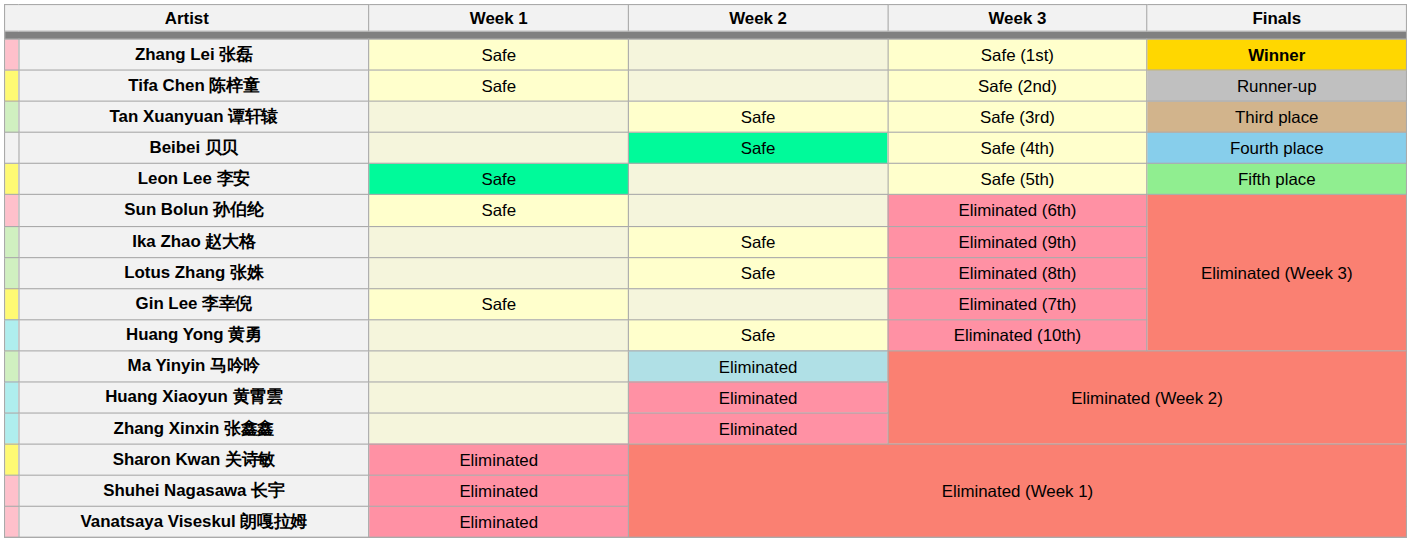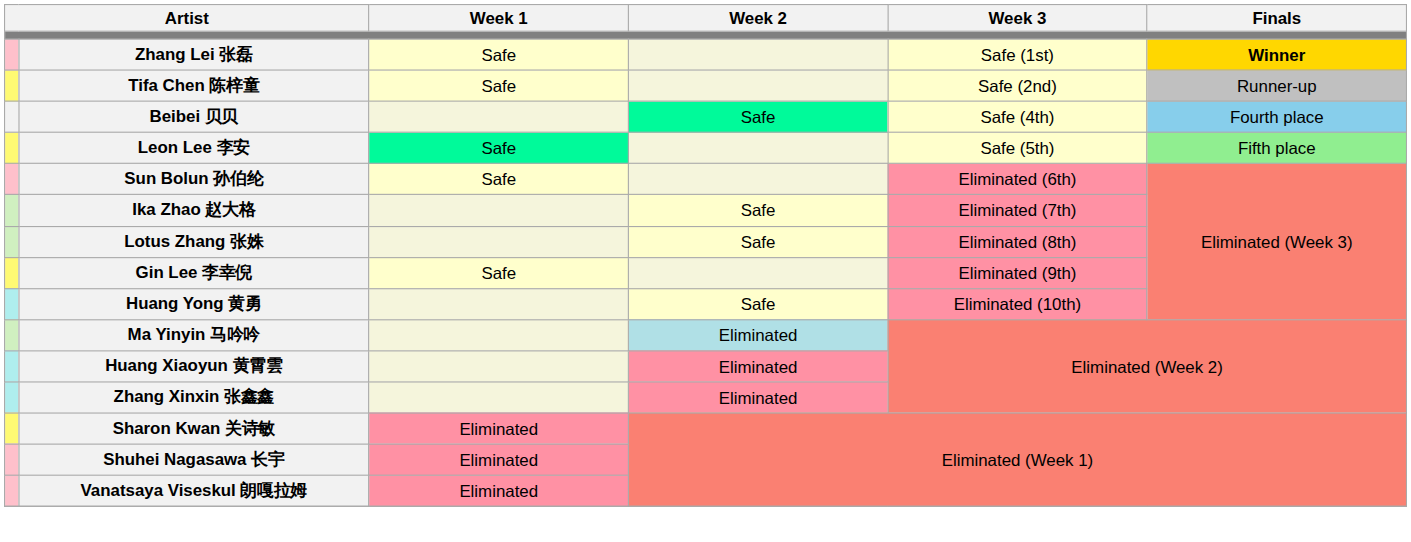- row: (194, 116)
(1017, 242) Eliminated (9th) -> (1017, 211) Eliminated (7th)
(1017, 304) Eliminated (7th) -> (1017, 273) Eliminated (9th)
